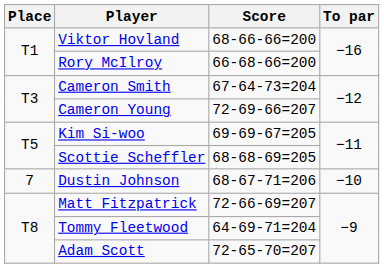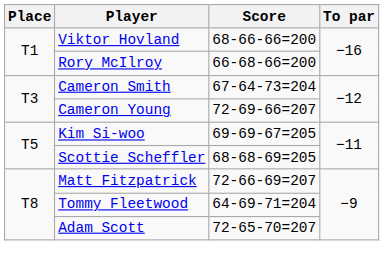- row: (119, 181)
